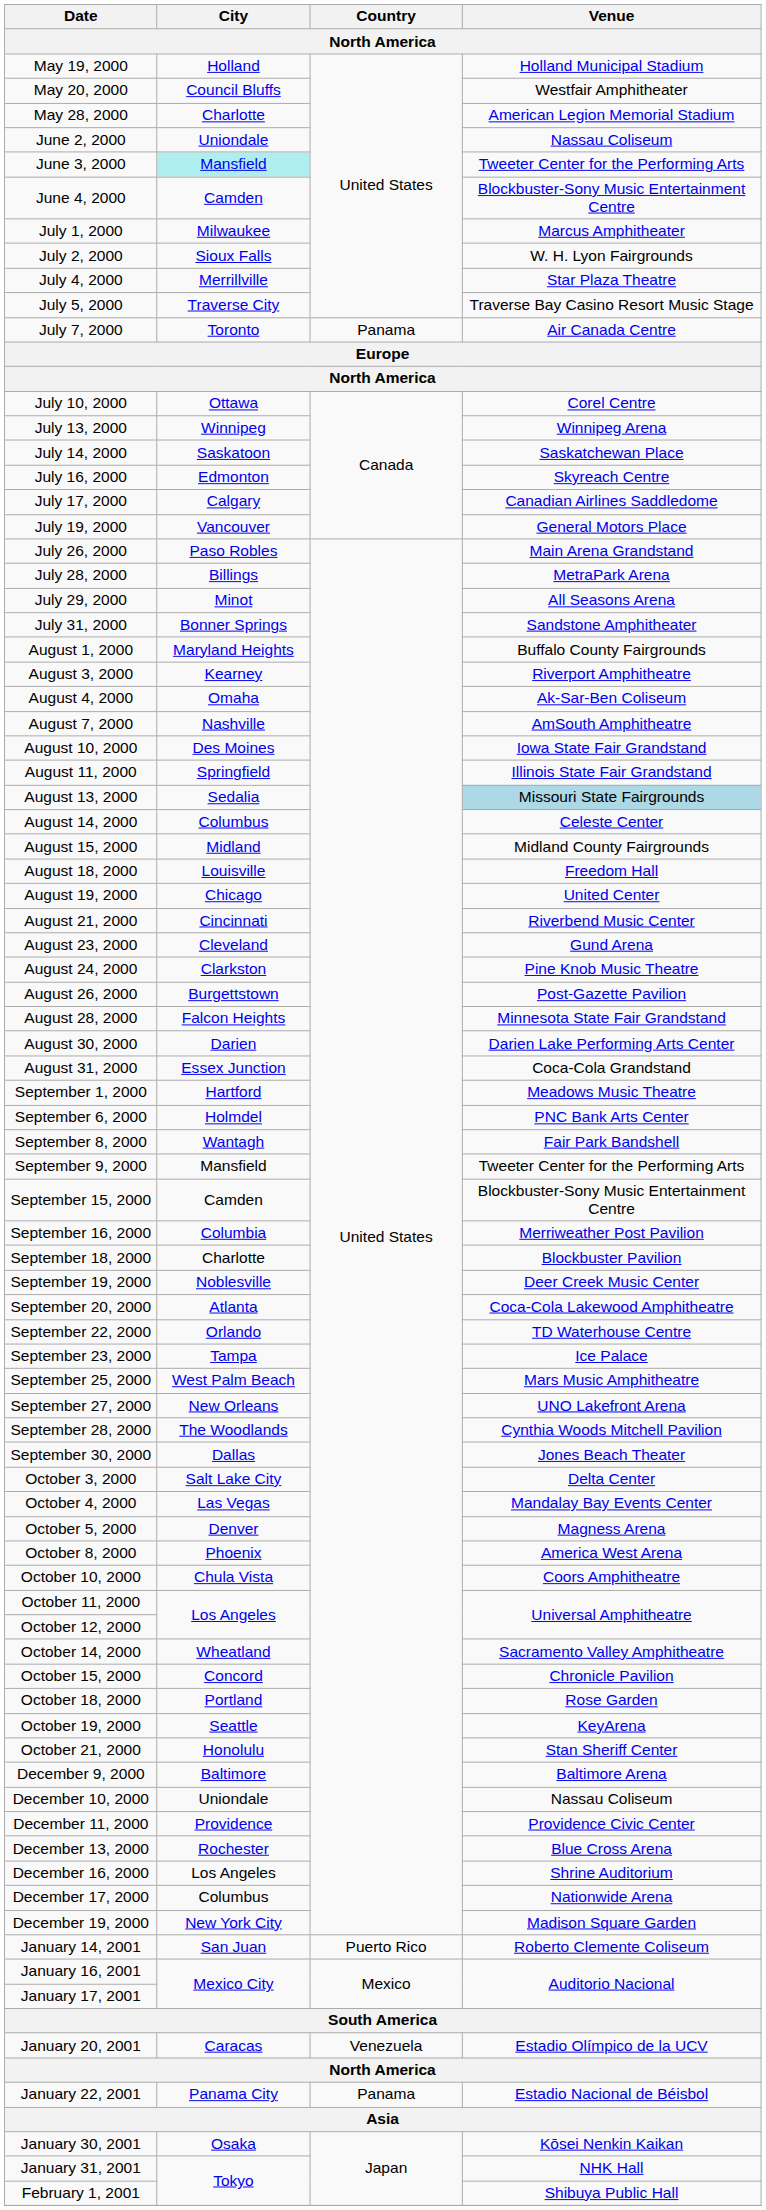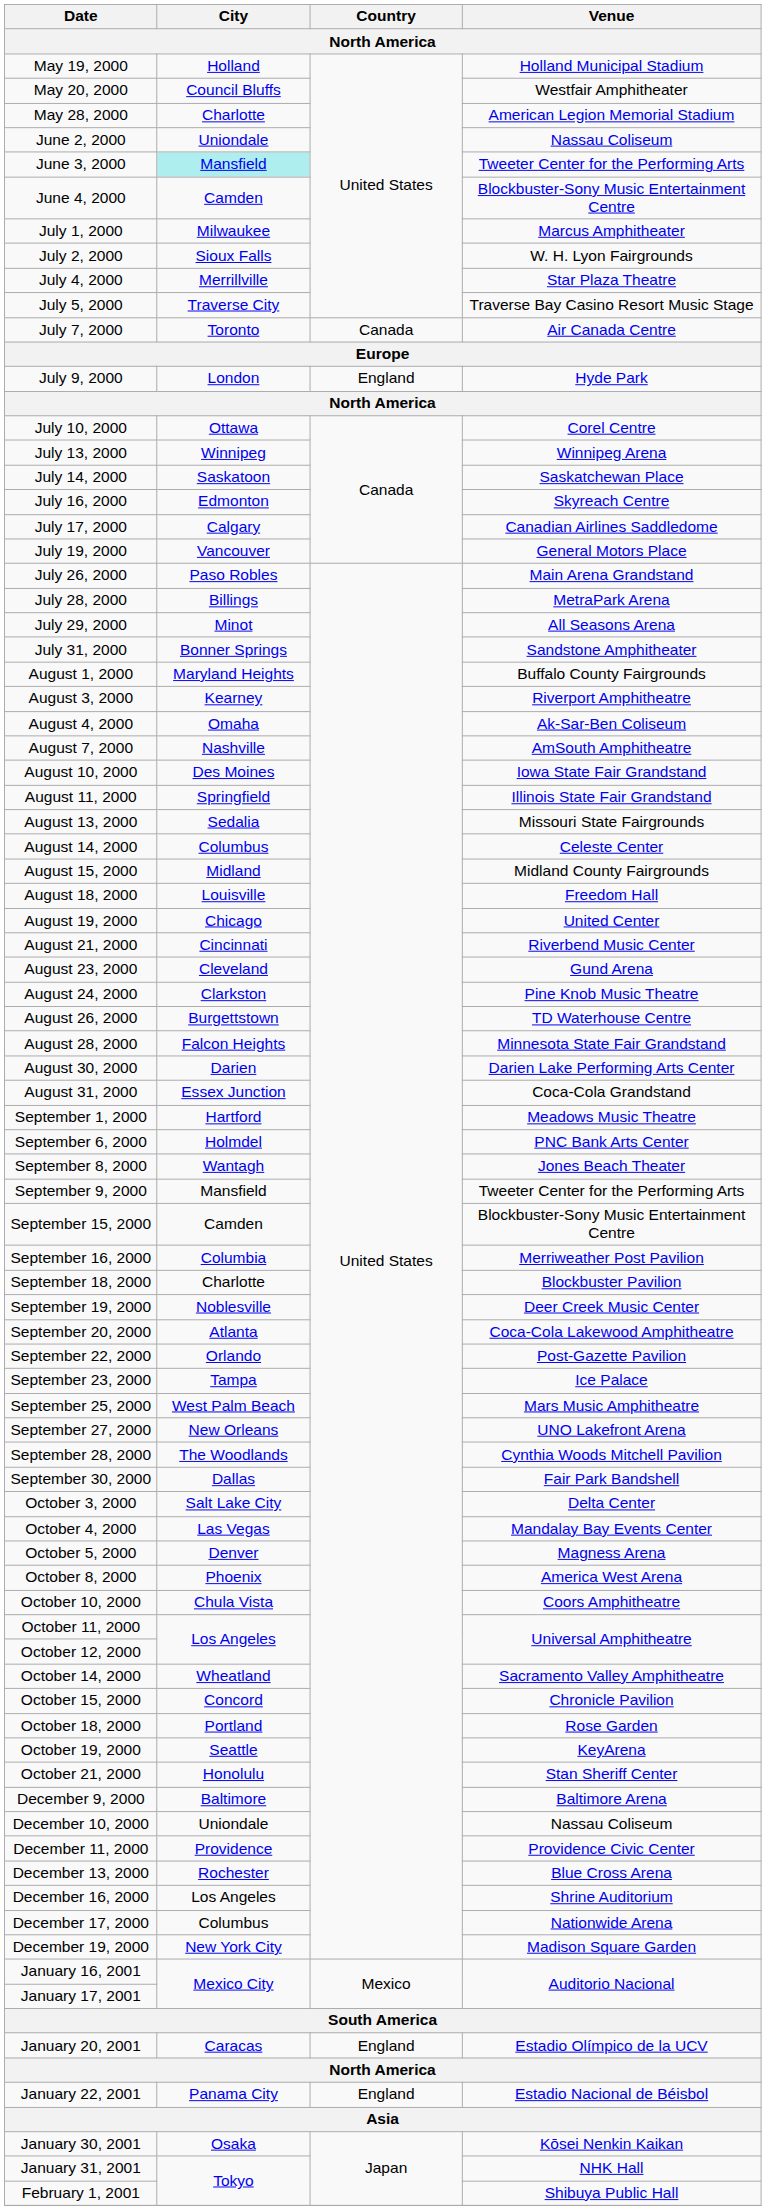(386, 329) Panama -> (386, 329) Canada
+ row: (81, 378)
(612, 797) lightblue background -> (612, 821) no background
(612, 994) Post-Gazette Pavilion -> (612, 1018) TD Waterhouse Centre
(612, 1141) Fair Park Bandshell -> (612, 1166) Jones Beach Theater
(612, 1331) TD Waterhouse Centre -> (612, 1356) Post-Gazette Pavilion
(612, 1454) Jones Beach Theater -> (612, 1479) Fair Park Bandshell
- row: (81, 1946)
(386, 2045) Venezuela -> (386, 2045) England
(386, 2094) Panama -> (386, 2094) England
